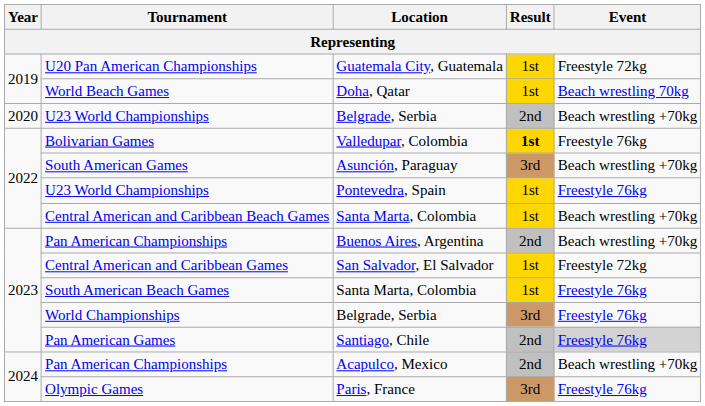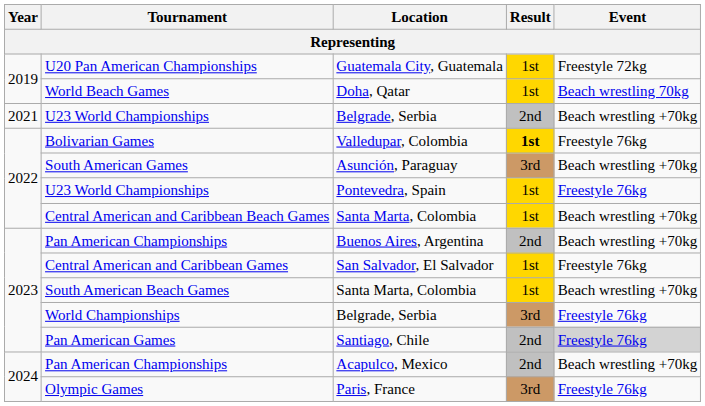(23, 116) 2020 -> (23, 116) 2021
(602, 265) Freestyle 72kg -> (602, 265) Freestyle 76kg
(602, 290) Freestyle 76kg -> (628, 290) Beach wrestling +70kg
